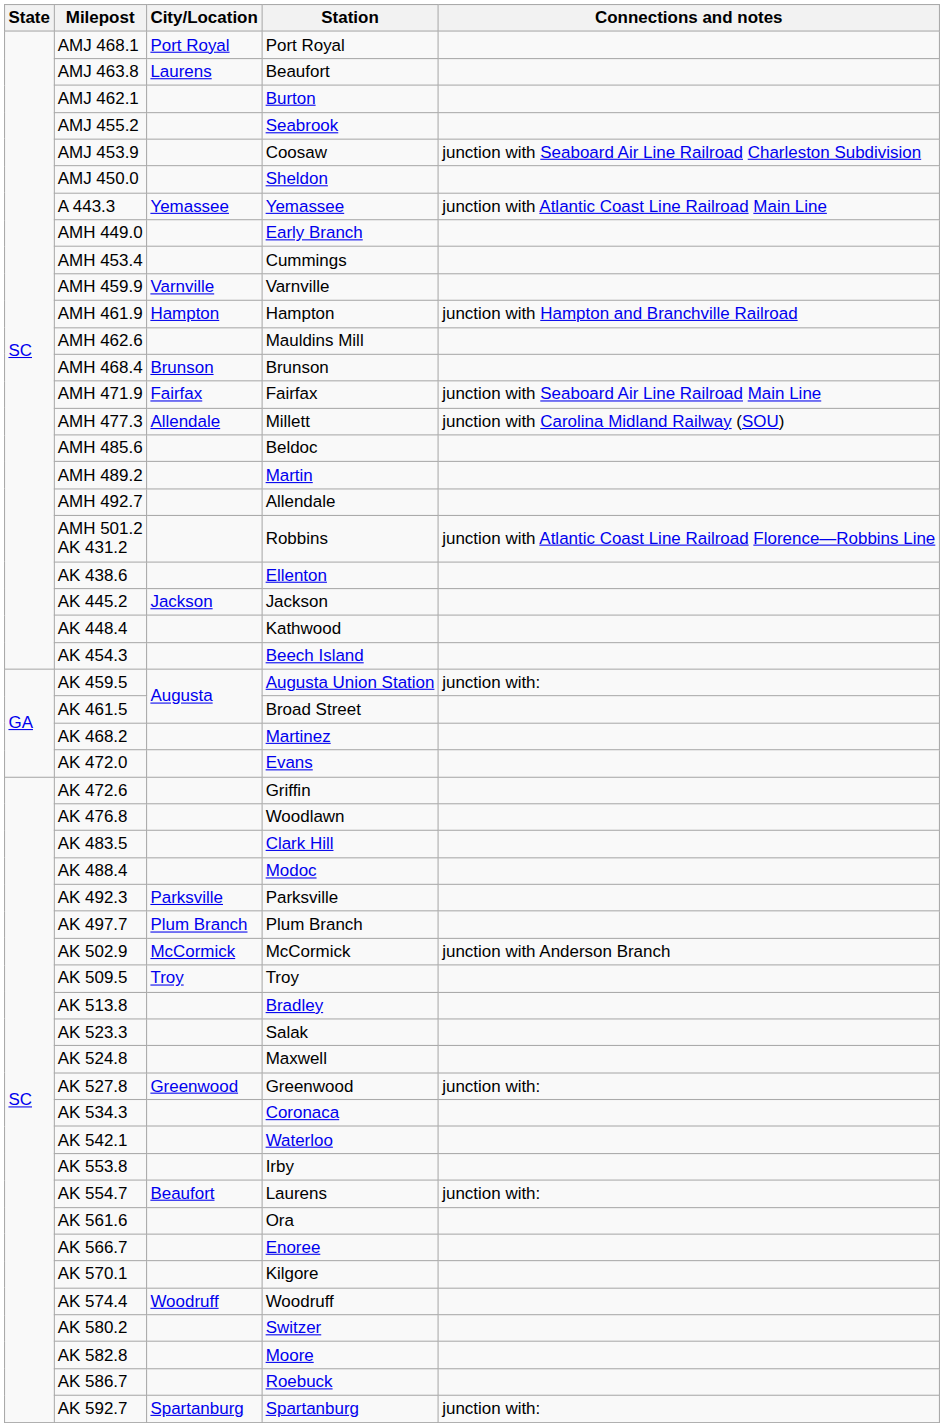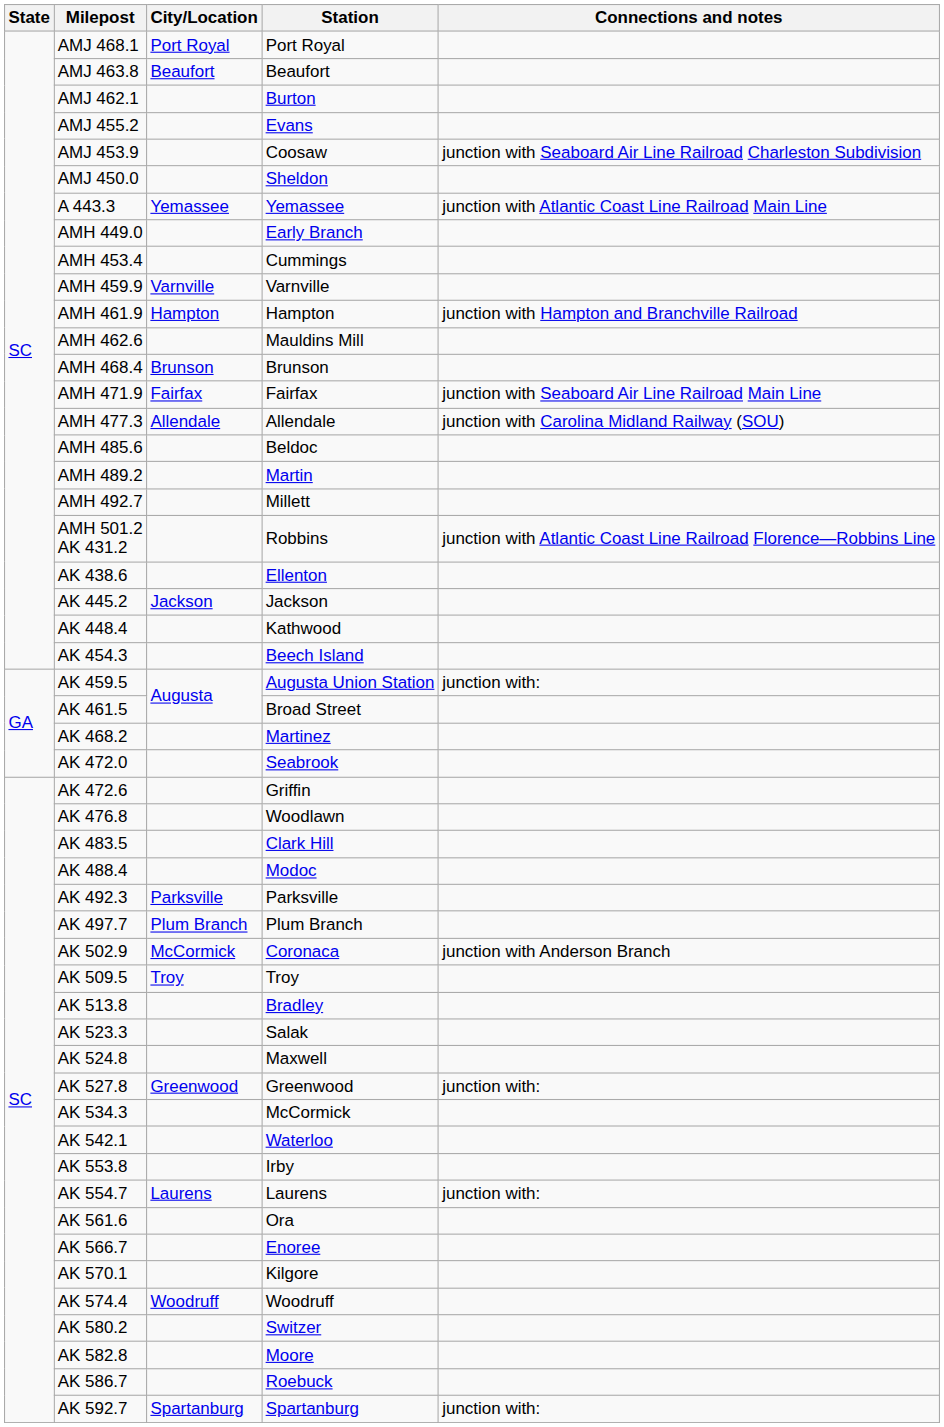(181, 71) Laurens -> (182, 71) Beaufort
(302, 125) Seabrook -> (289, 125) Evans
(288, 421) Millett -> (301, 421) Allendale
(301, 502) Allendale -> (288, 502) Millett
(289, 763) Evans -> (302, 763) Seabrook
(308, 951) McCormick -> (302, 951) Coronaca
(302, 1112) Coronaca -> (308, 1112) McCormick
(182, 1193) Beaufort -> (181, 1193) Laurens
